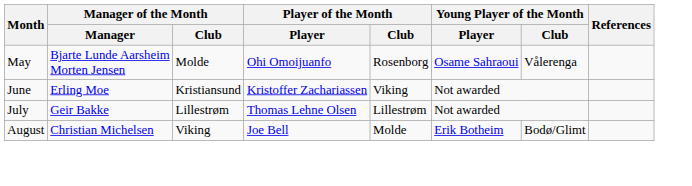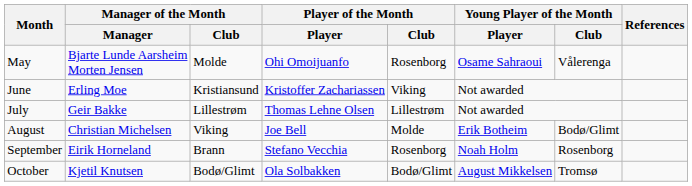+ row: (35, 150)
+ row: (28, 171)
